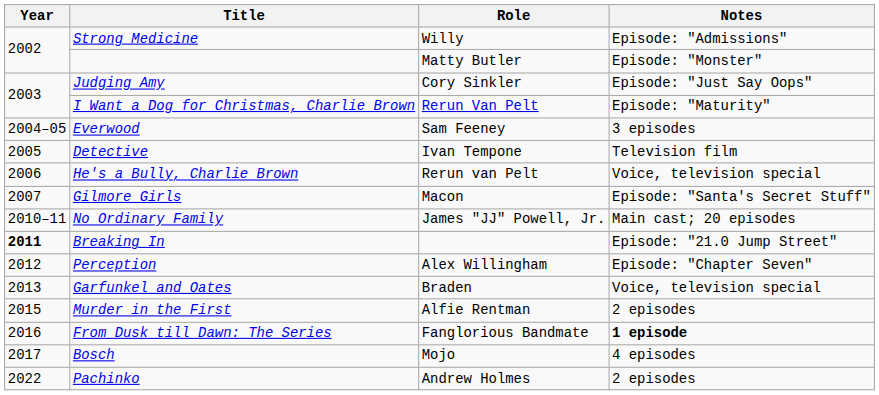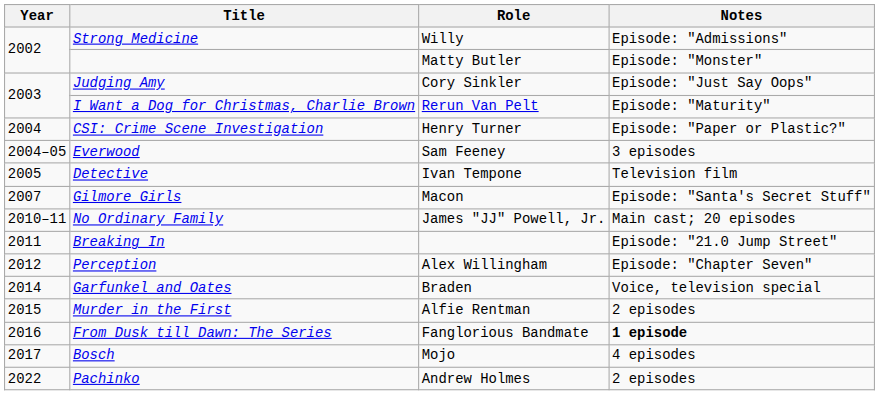+ row: (198, 129)
- row: (186, 175)
(25, 243) bold -> (25, 243) normal
(25, 288) 2013 -> (25, 288) 2014
